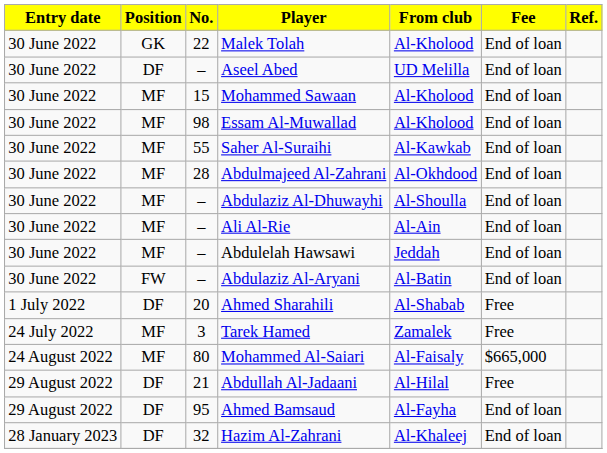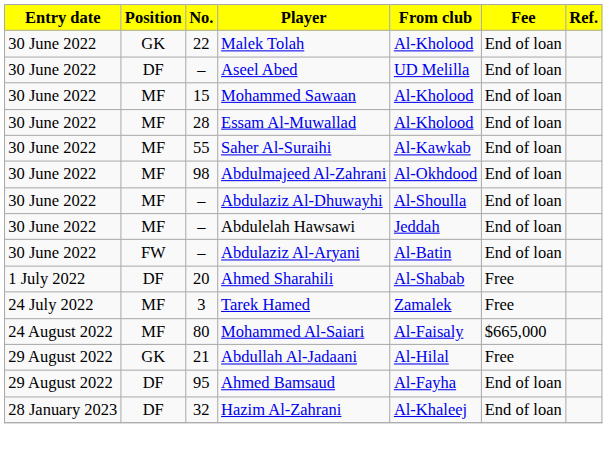(201, 122) 98 -> (201, 122) 28
(201, 174) 28 -> (201, 174) 98
- row: (256, 226)
(153, 383) DF -> (153, 357) GK
